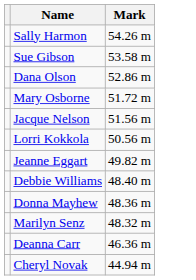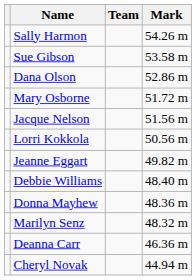+ column: (123, 14)
